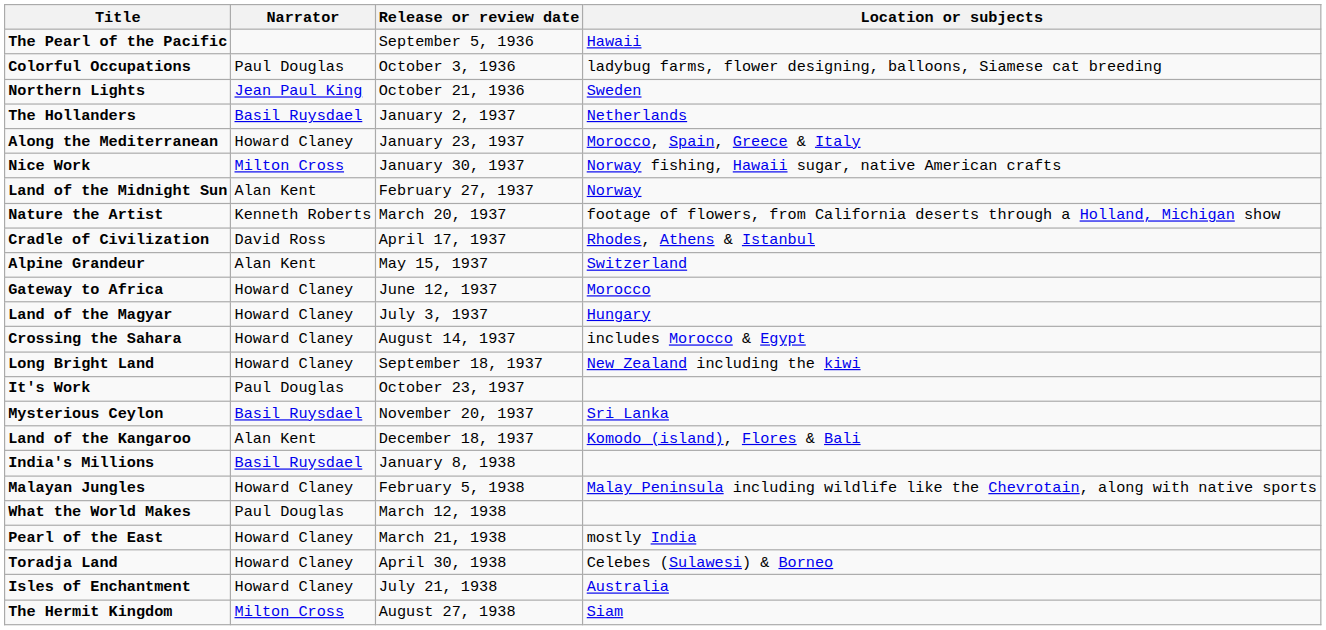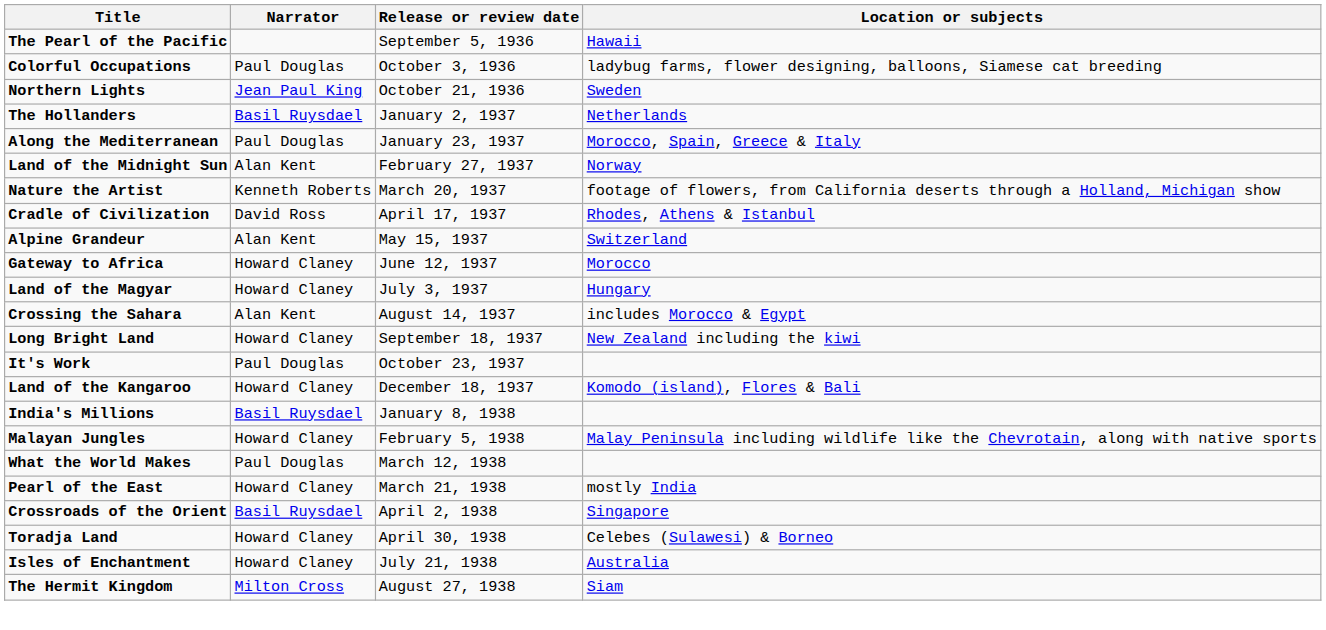(294, 141) Howard Claney -> (289, 141) Paul Douglas
- row: (49, 166)
(294, 339) Howard Claney -> (276, 314) Alan Kent
- row: (86, 414)
(276, 438) Alan Kent -> (294, 389) Howard Claney
+ row: (118, 513)
